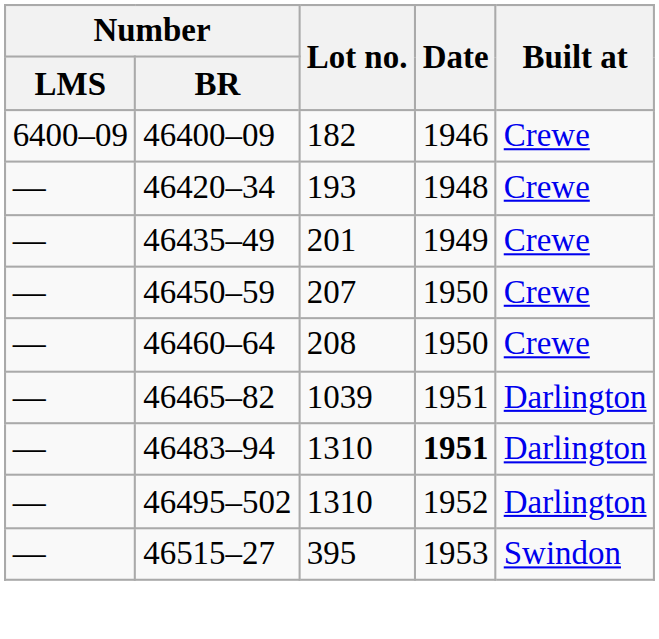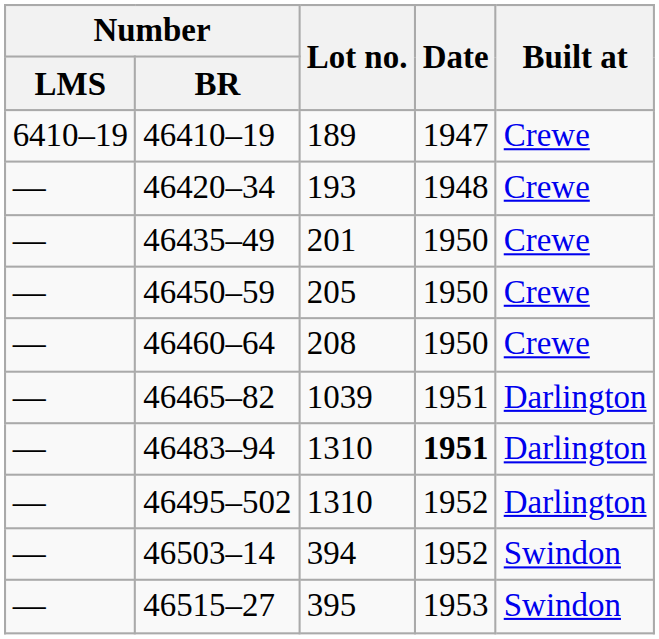- row: (209, 135)
+ row: (209, 135)
(456, 239) 1949 -> (456, 239) 1950
(331, 291) 207 -> (331, 291) 205
+ row: (209, 553)
